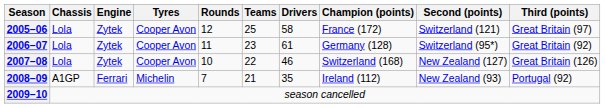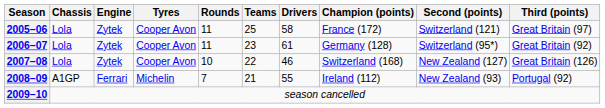(207, 29) 12 -> (206, 29) 11
(287, 78) 35 -> (287, 78) 55
